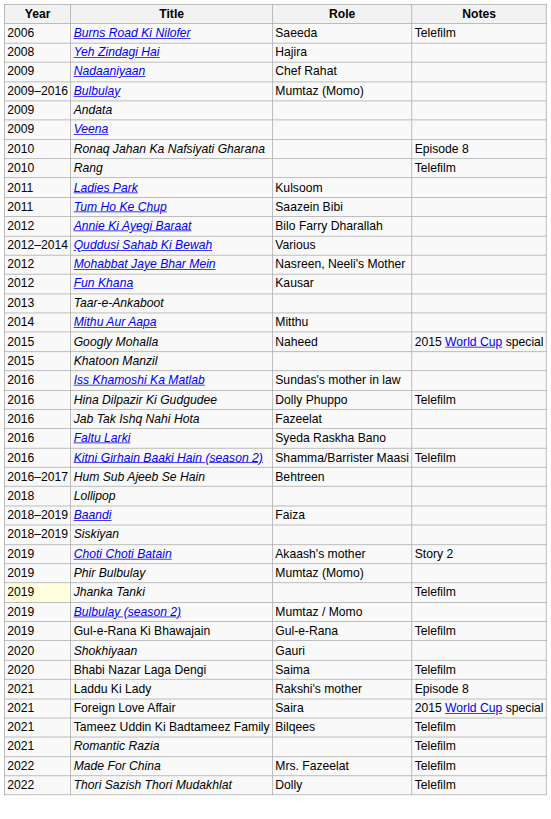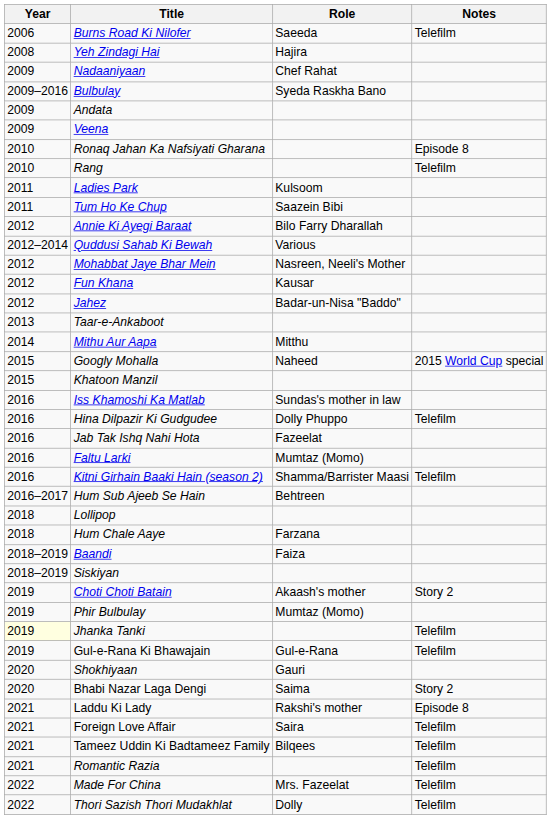(320, 91) Mumtaz (Momo) -> (331, 91) Syeda Raskha Bano
+ row: (90, 303)
(331, 438) Syeda Raskha Bano -> (320, 457) Mumtaz (Momo)
+ row: (119, 534)
- row: (127, 611)
(435, 669) Telefilm -> (434, 689) Story 2
(479, 708) 2015 World Cup special -> (435, 727) Telefilm
